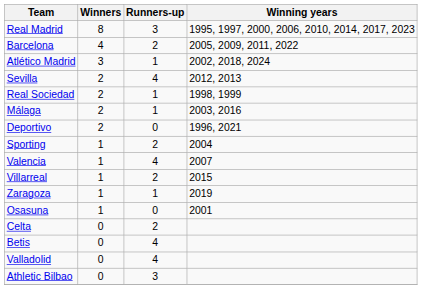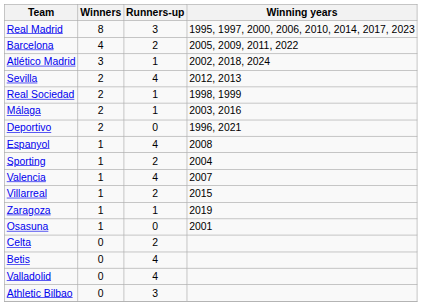+ row: (28, 144)
